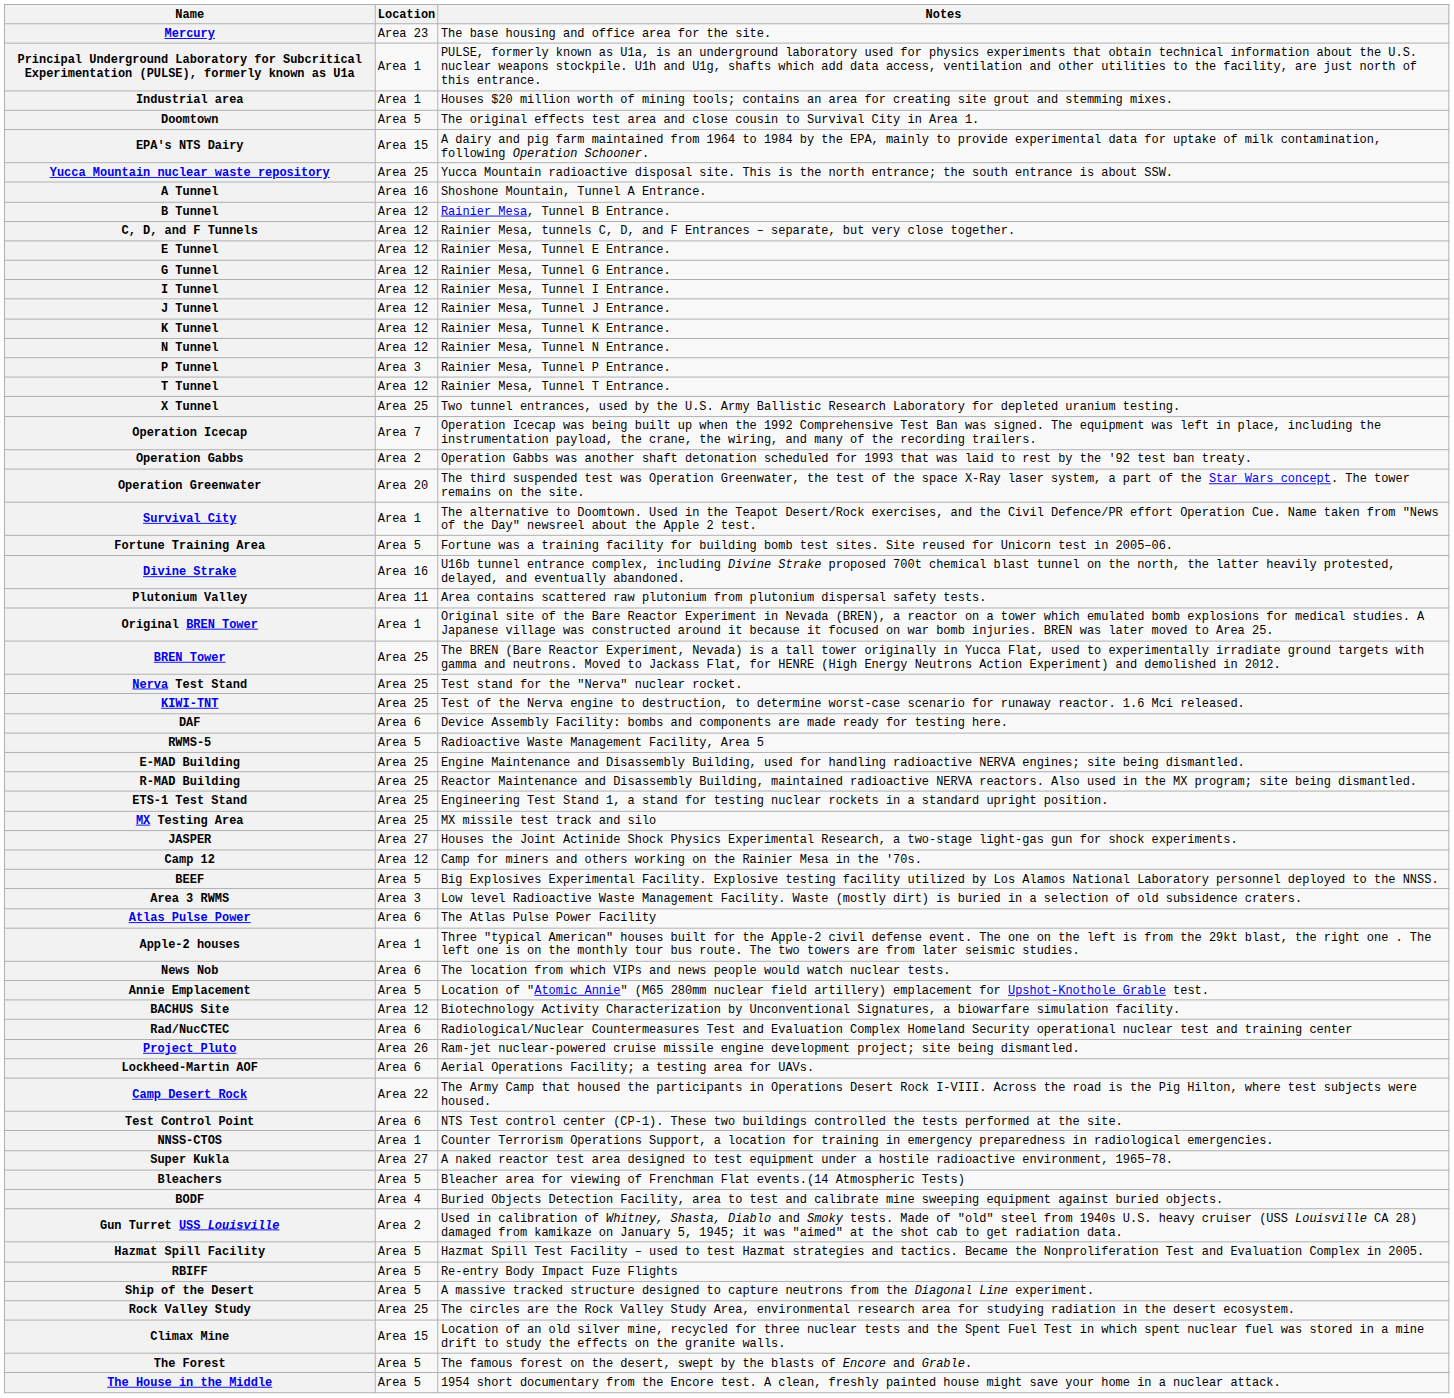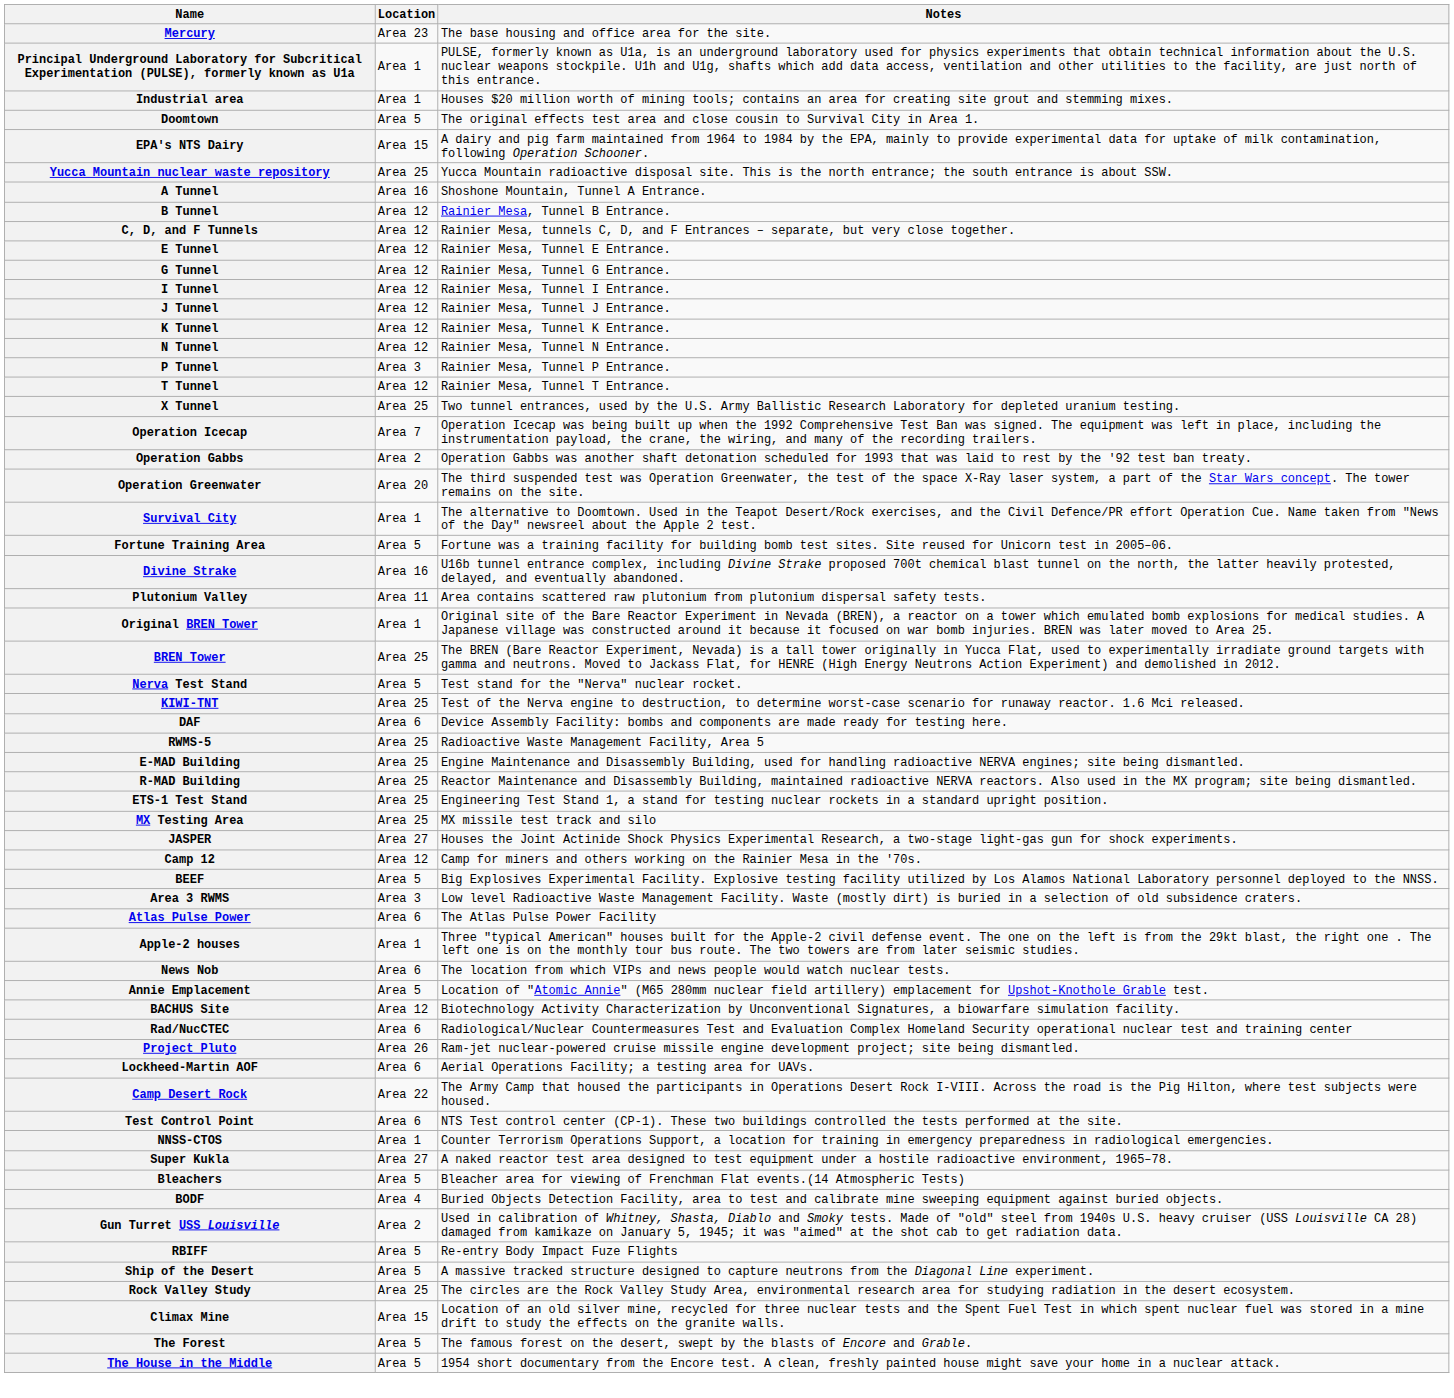(403, 684) Area 25 -> (399, 684) Area 5
(399, 743) Area 5 -> (403, 743) Area 25
- row: (190, 1252)
